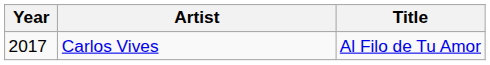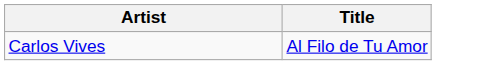- column: (31, 18)
